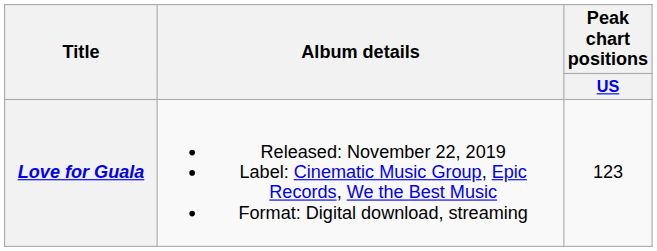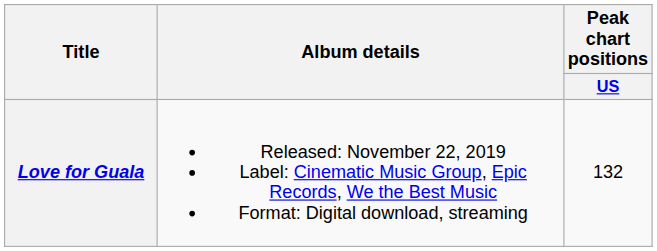(608, 172) 123 -> (608, 172) 132
